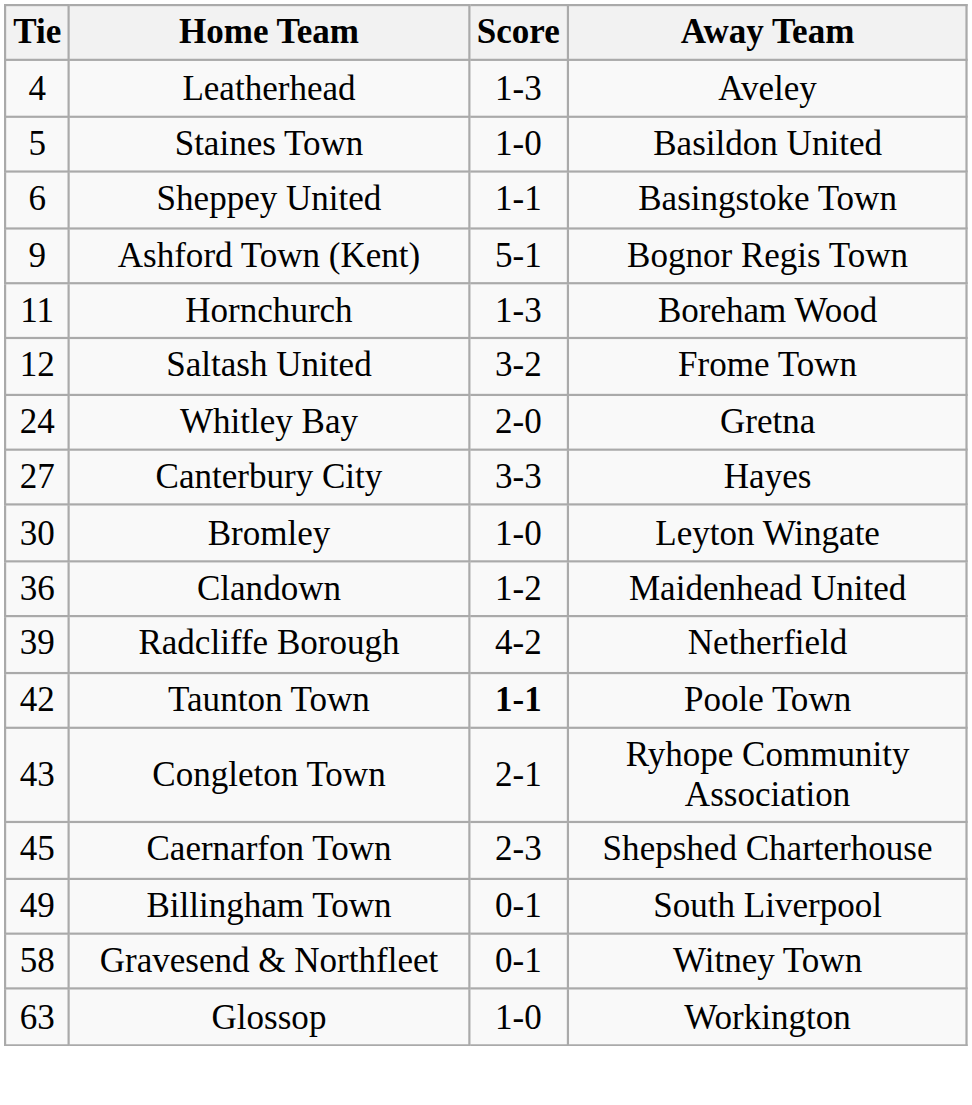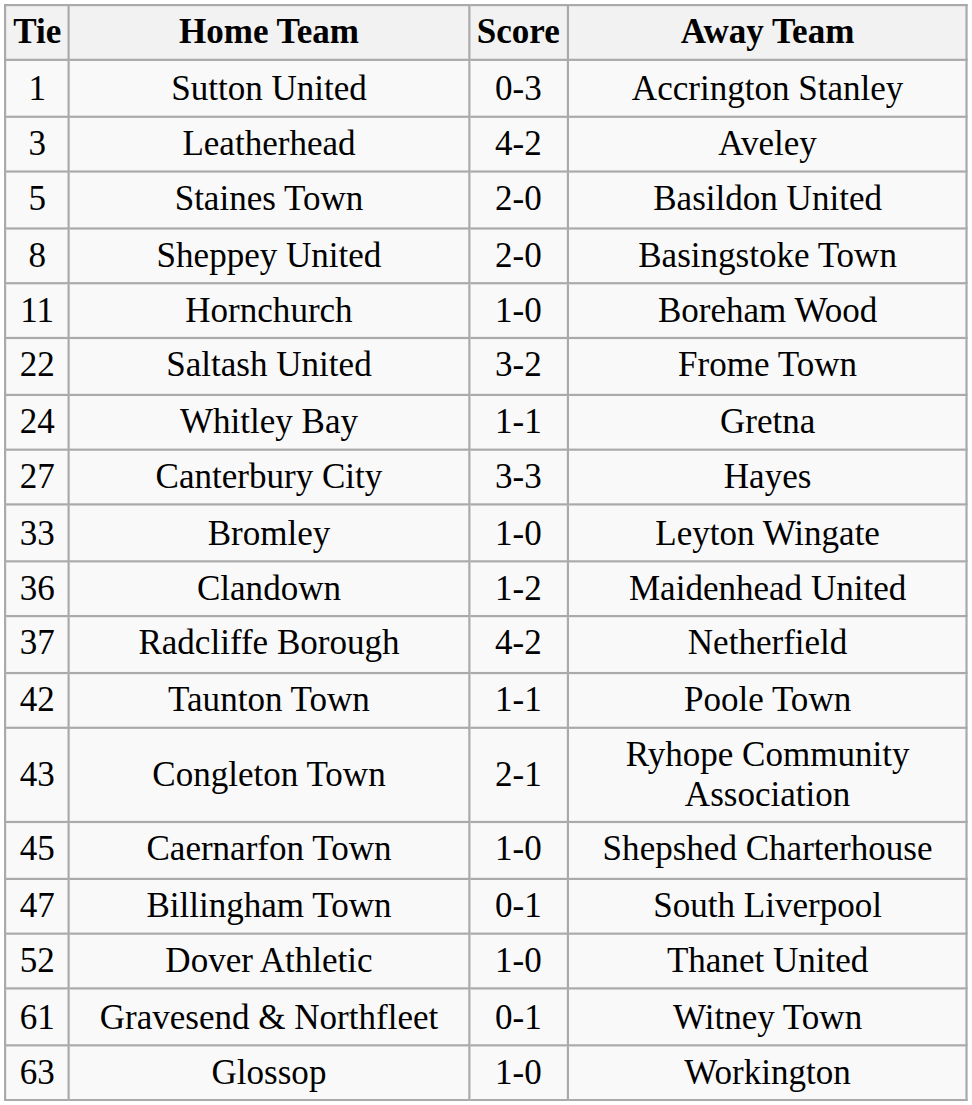+ row: (269, 87)
(37, 87) 4 -> (37, 143) 3
(518, 87) 1-3 -> (518, 143) 4-2
(518, 143) 1-0 -> (518, 198) 2-0
(37, 198) 6 -> (37, 254) 8
(518, 198) 1-1 -> (518, 254) 2-0
- row: (269, 254)
(518, 310) 1-3 -> (518, 310) 1-0
(37, 365) 12 -> (37, 365) 22
(518, 421) 2-0 -> (518, 421) 1-1
(37, 532) 30 -> (37, 532) 33
(37, 643) 39 -> (37, 643) 37
(518, 699) bold -> (518, 699) normal
(518, 849) 2-3 -> (518, 849) 1-0
(37, 905) 49 -> (37, 905) 47
+ row: (269, 960)
(37, 960) 58 -> (37, 1016) 61
